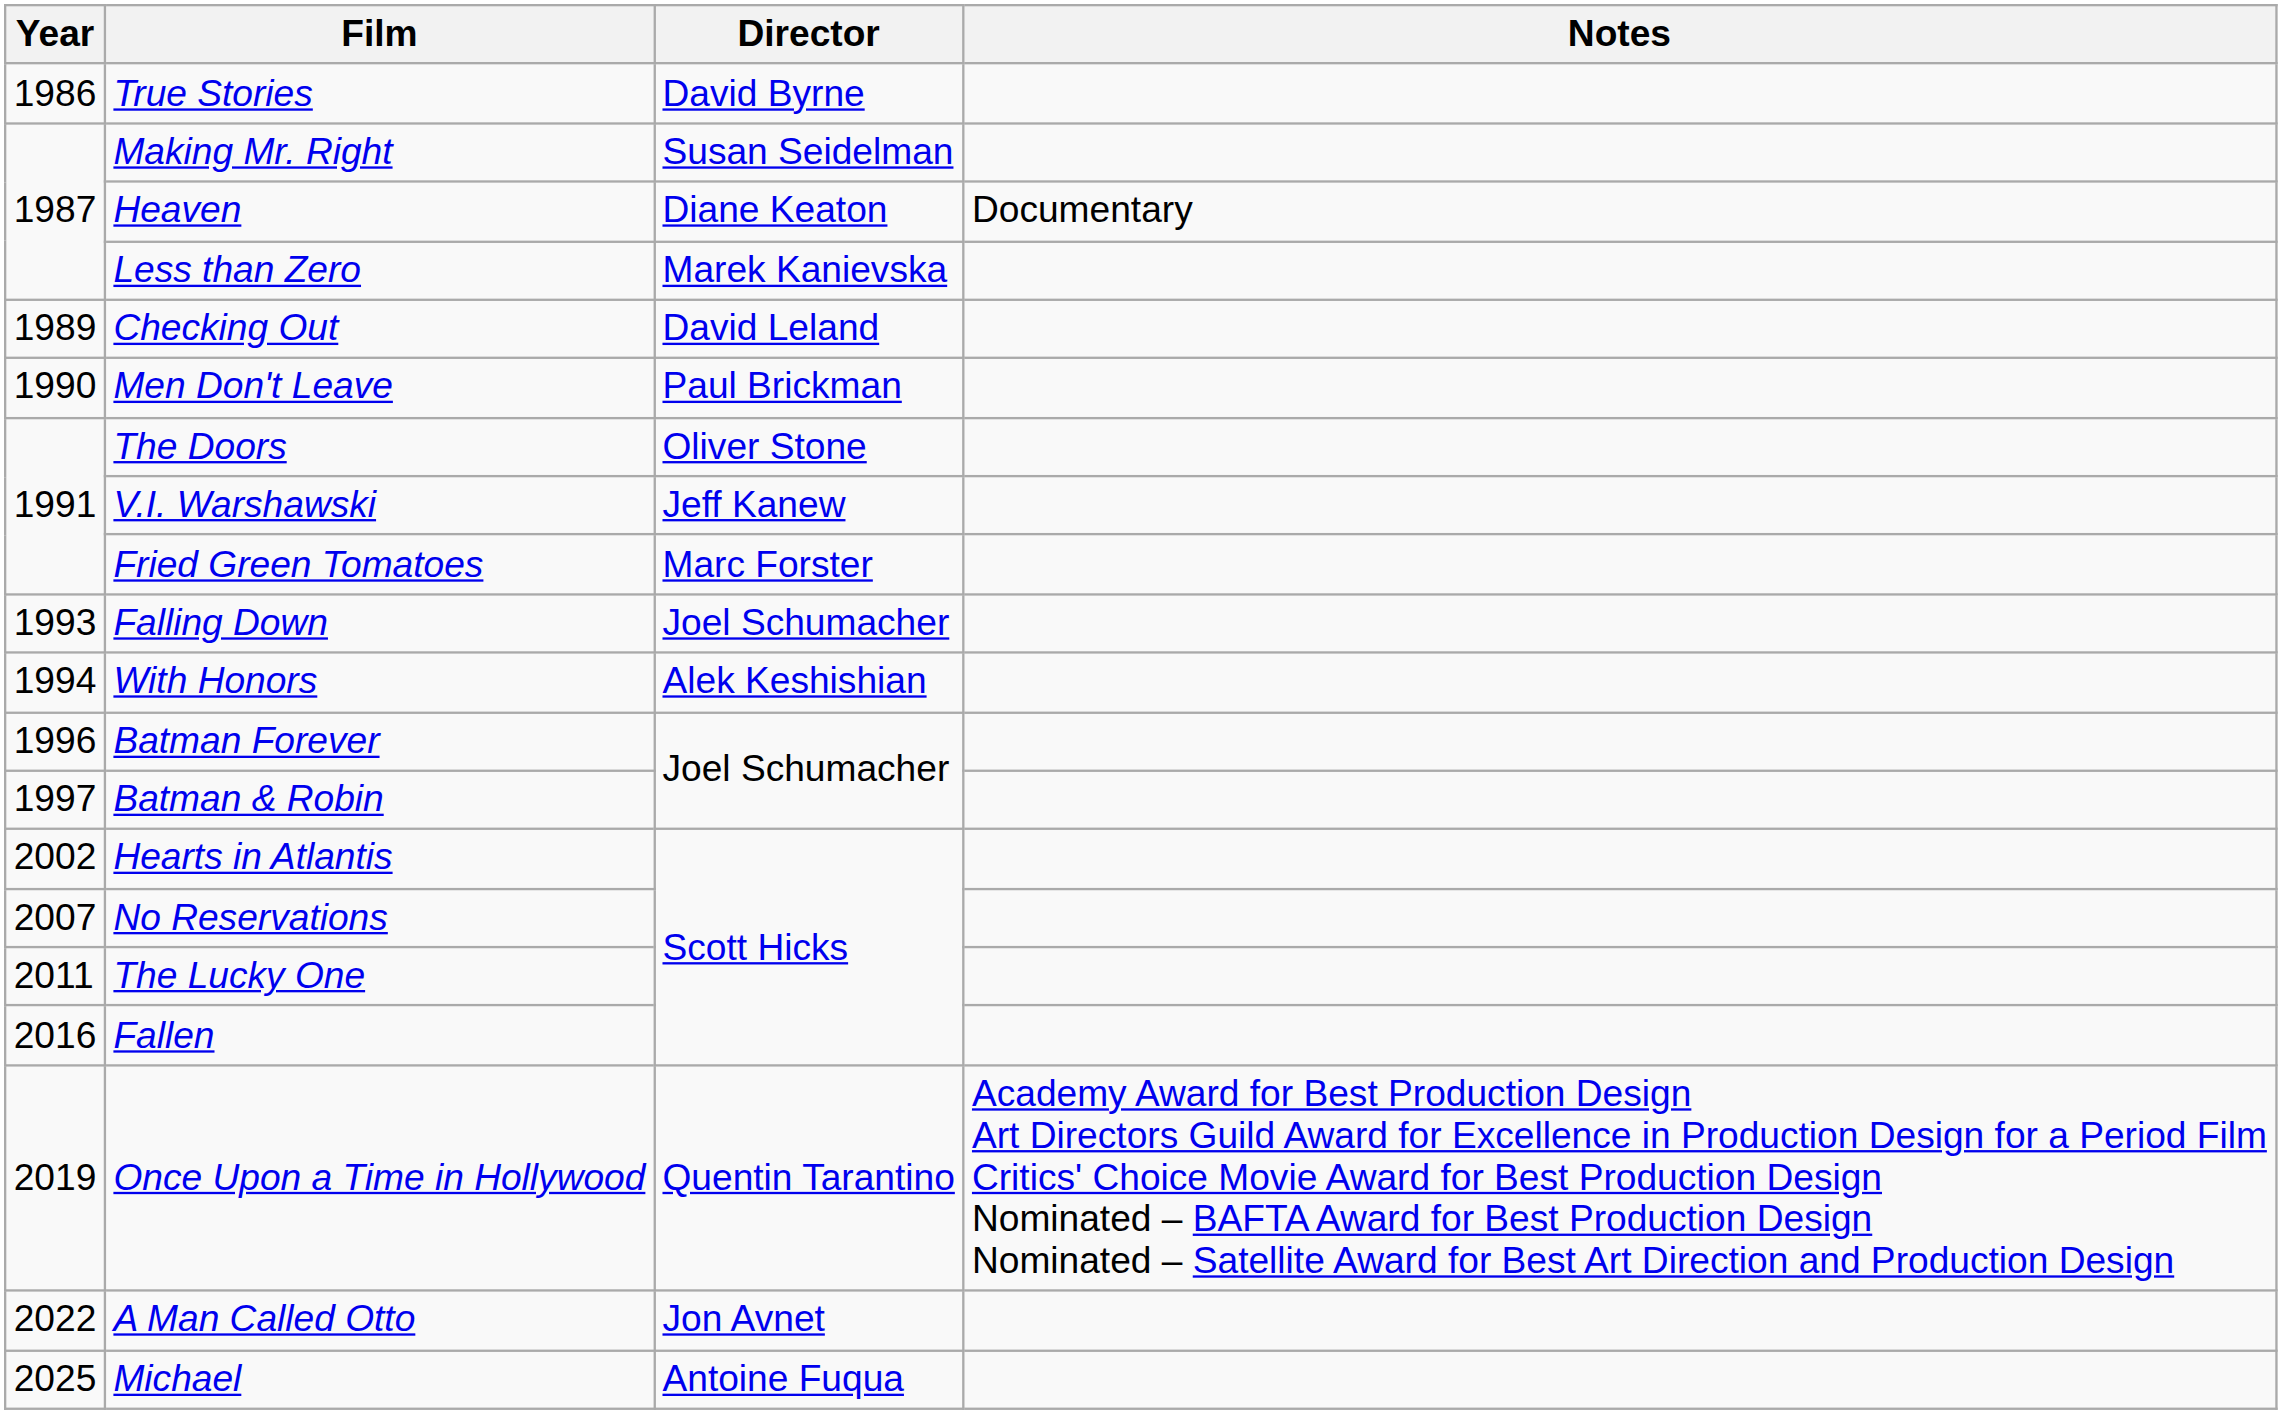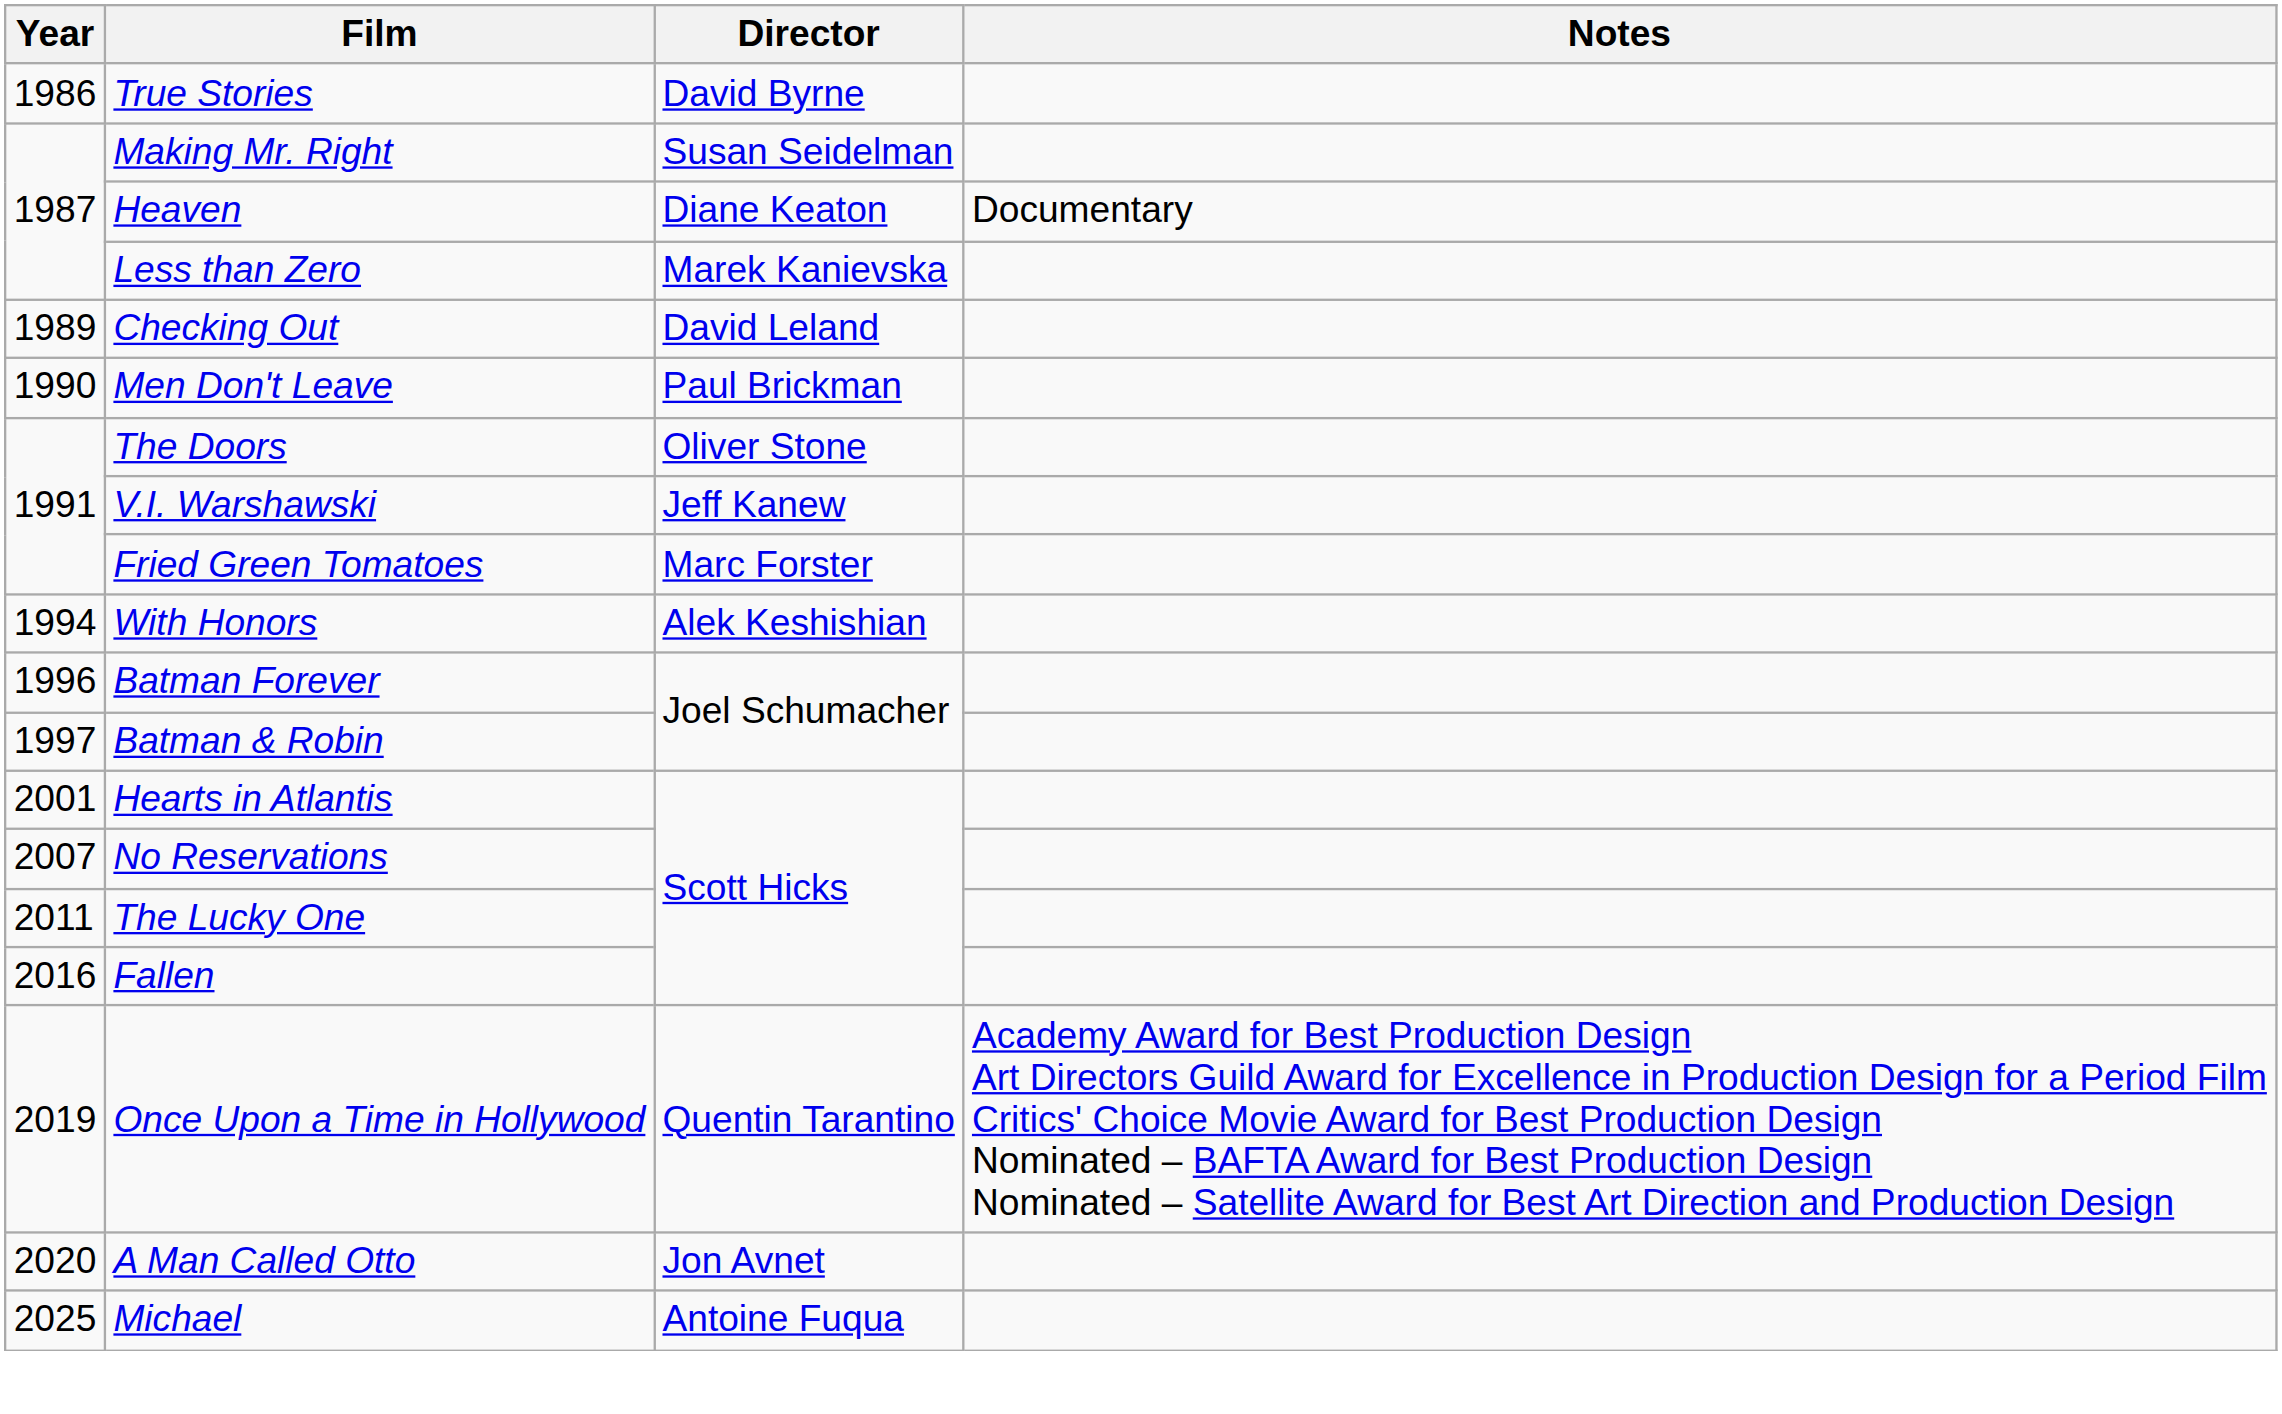- row: (221, 622)
(55, 858) 2002 -> (55, 799) 2001
(55, 1319) 2022 -> (55, 1260) 2020
